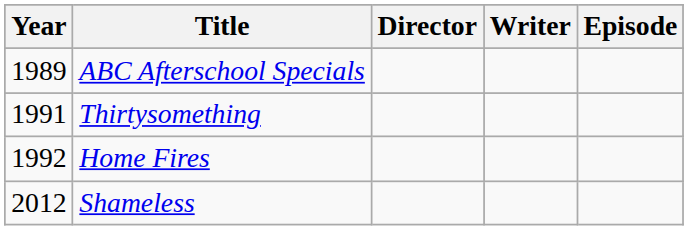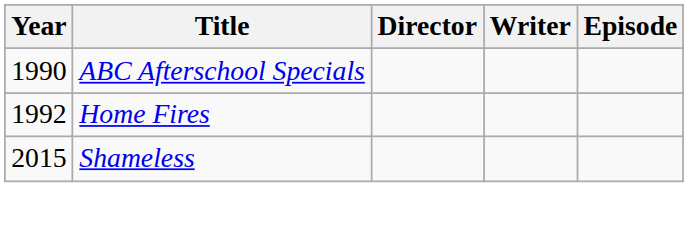(39, 70) 1989 -> (39, 70) 1990
- row: (170, 114)
(39, 202) 2012 -> (39, 158) 2015
